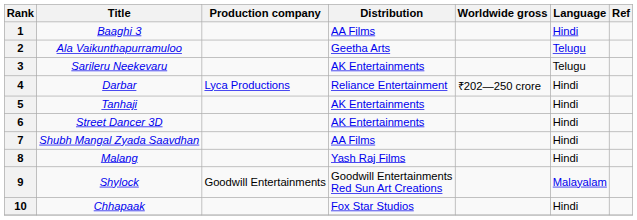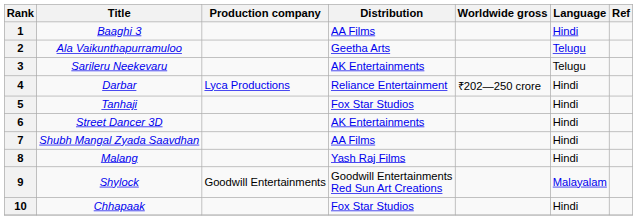(378, 104) AK Entertainments -> (372, 104) Fox Star Studios
